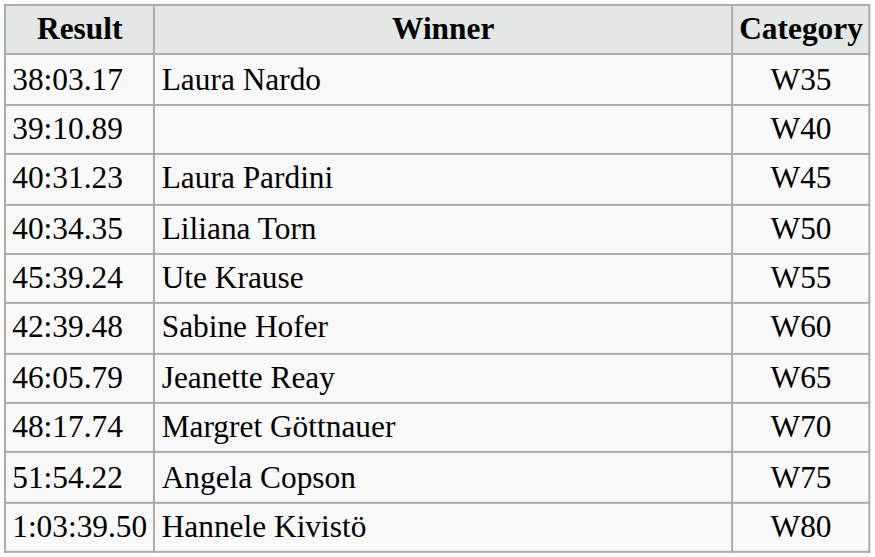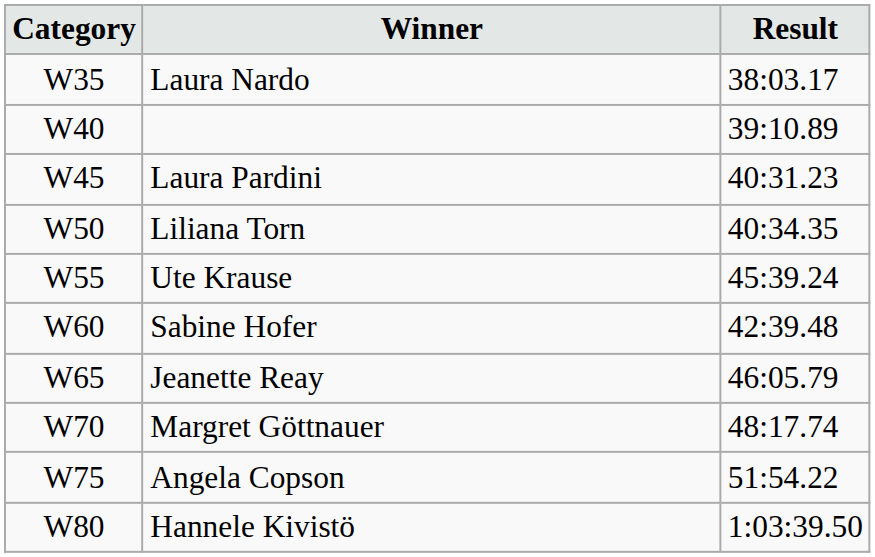columns swapped: (801, 29) <-> (80, 29)
